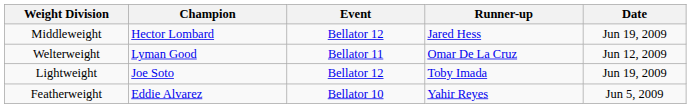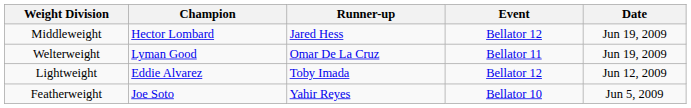columns swapped: (504, 14) <-> (356, 14)
(635, 53) Jun 12, 2009 -> (635, 53) Jun 19, 2009
(153, 73) Joe Soto -> (167, 73) Eddie Alvarez
(635, 73) Jun 19, 2009 -> (635, 73) Jun 12, 2009
(167, 93) Eddie Alvarez -> (153, 93) Joe Soto
